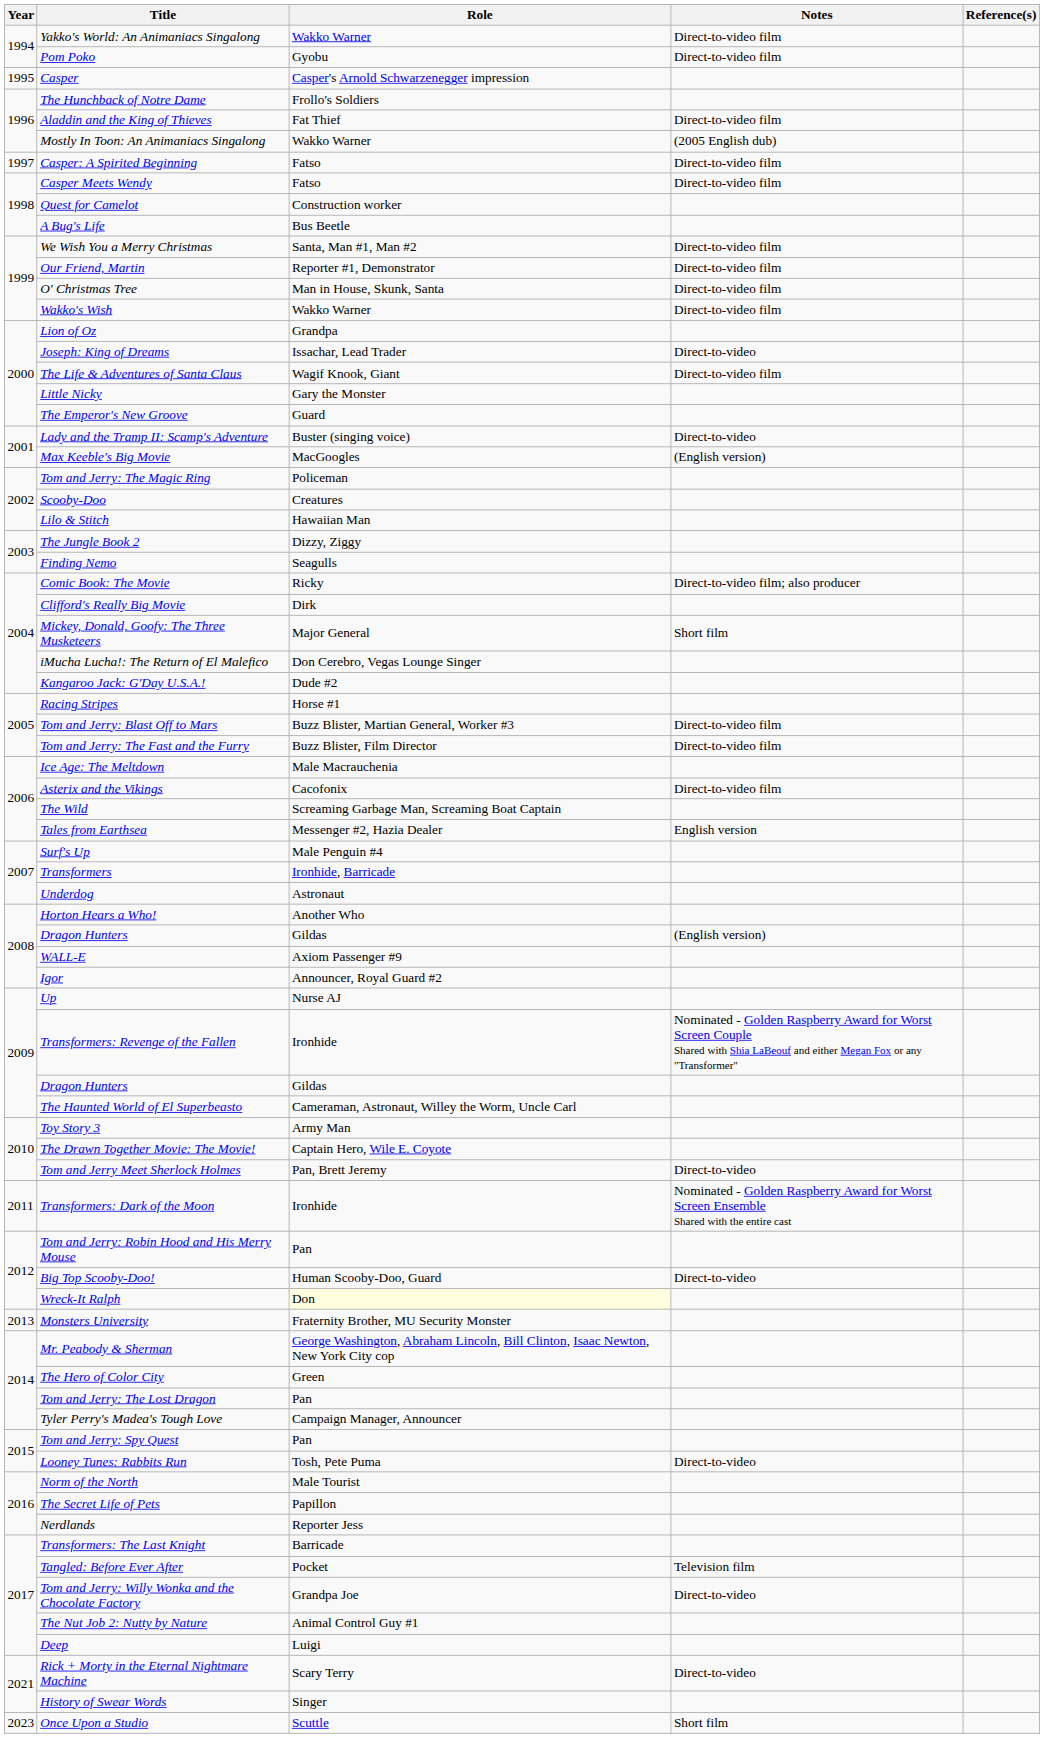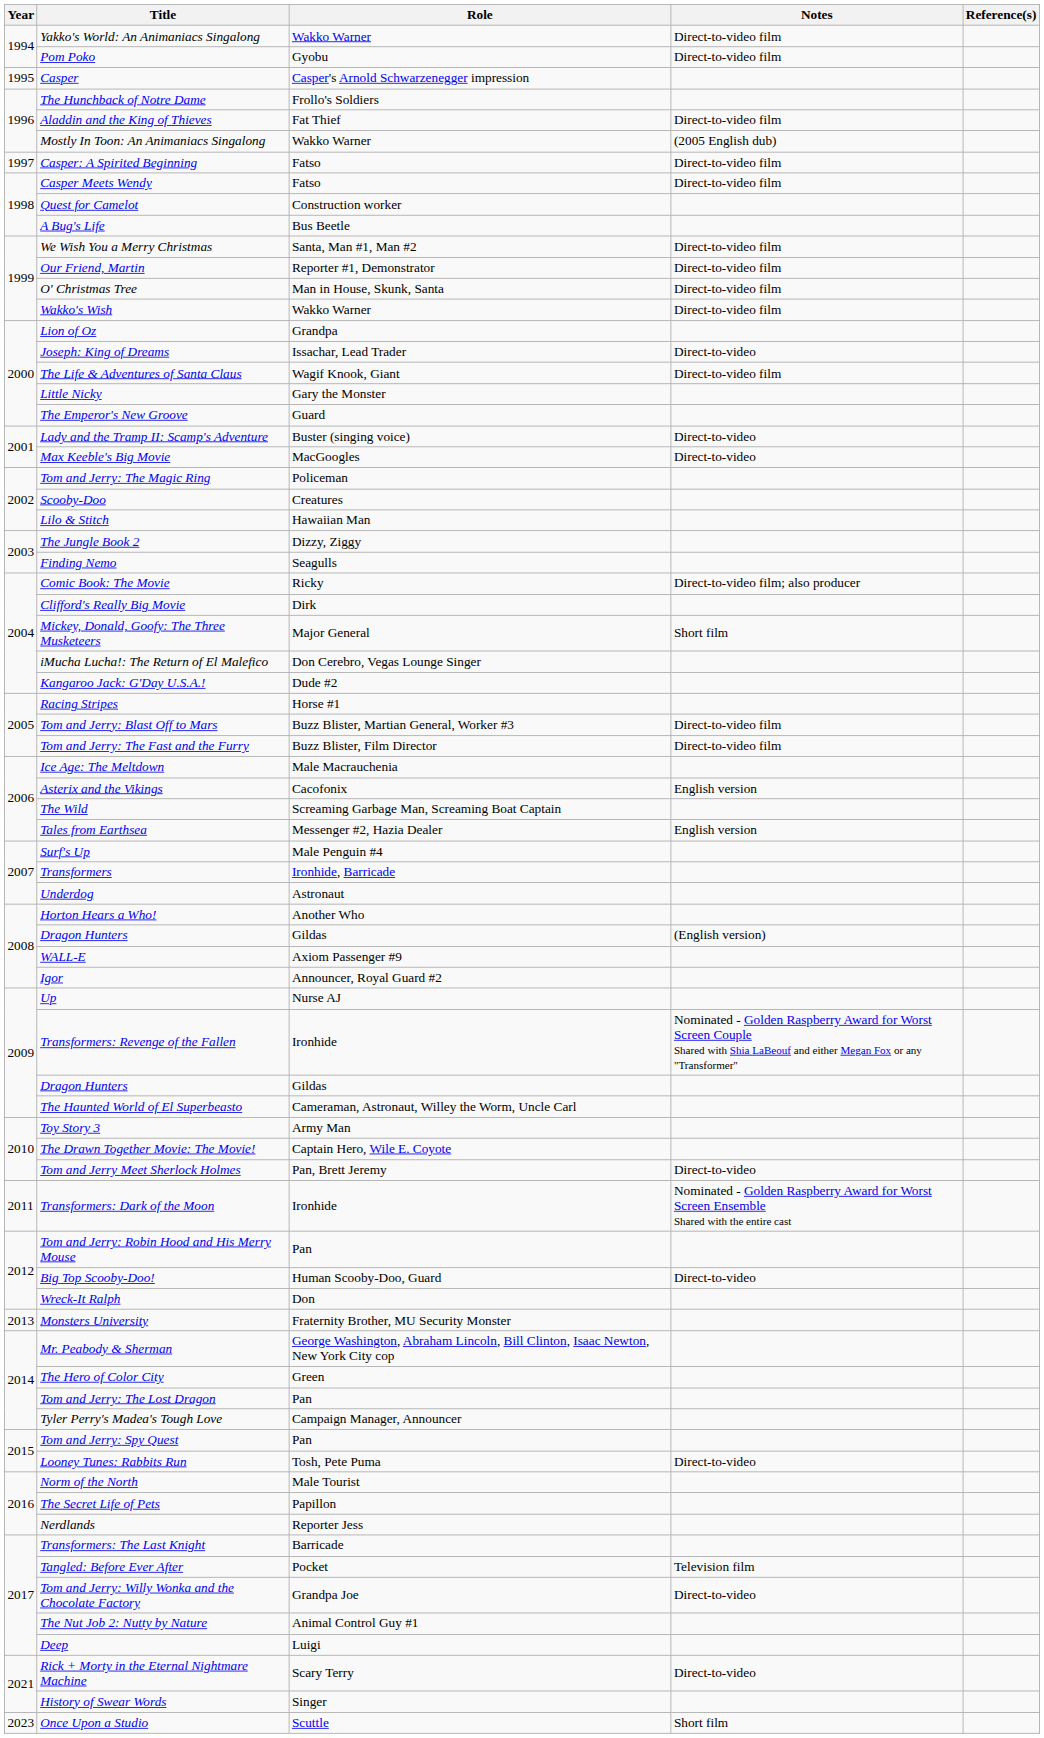(720, 457) (English version) -> (715, 457) Direct-to-video
(728, 788) Direct-to-video film -> (715, 788) English version
(303, 1299) lightyellow background -> (303, 1299) no background
